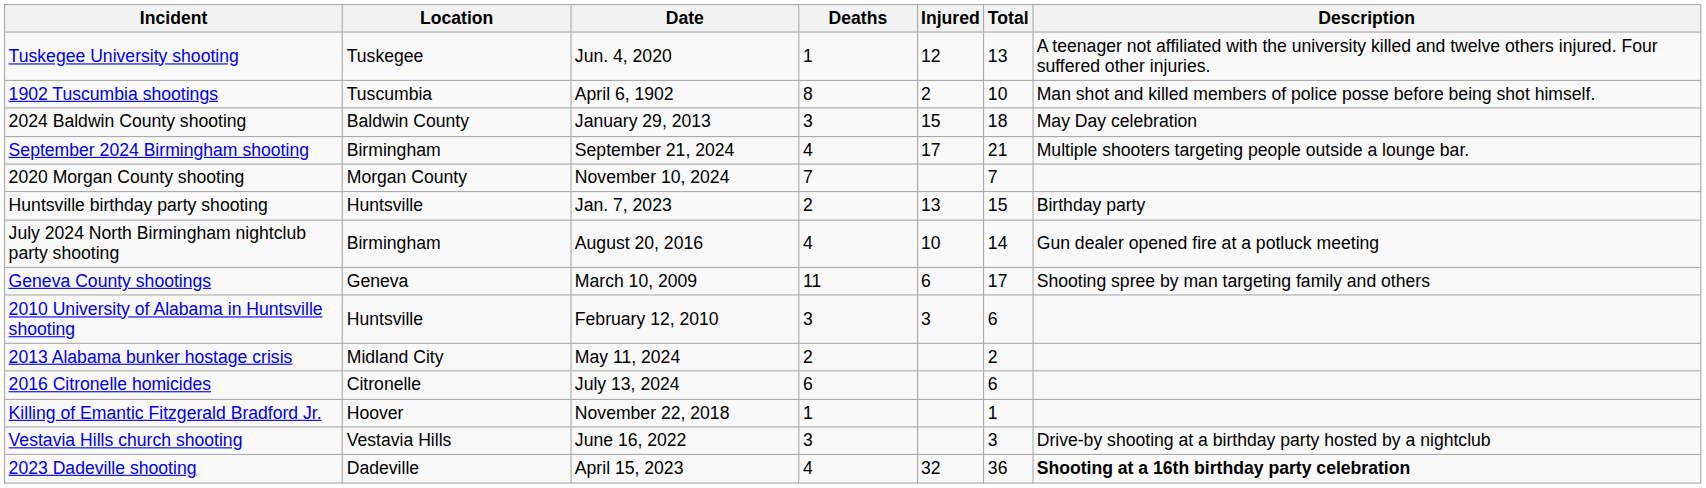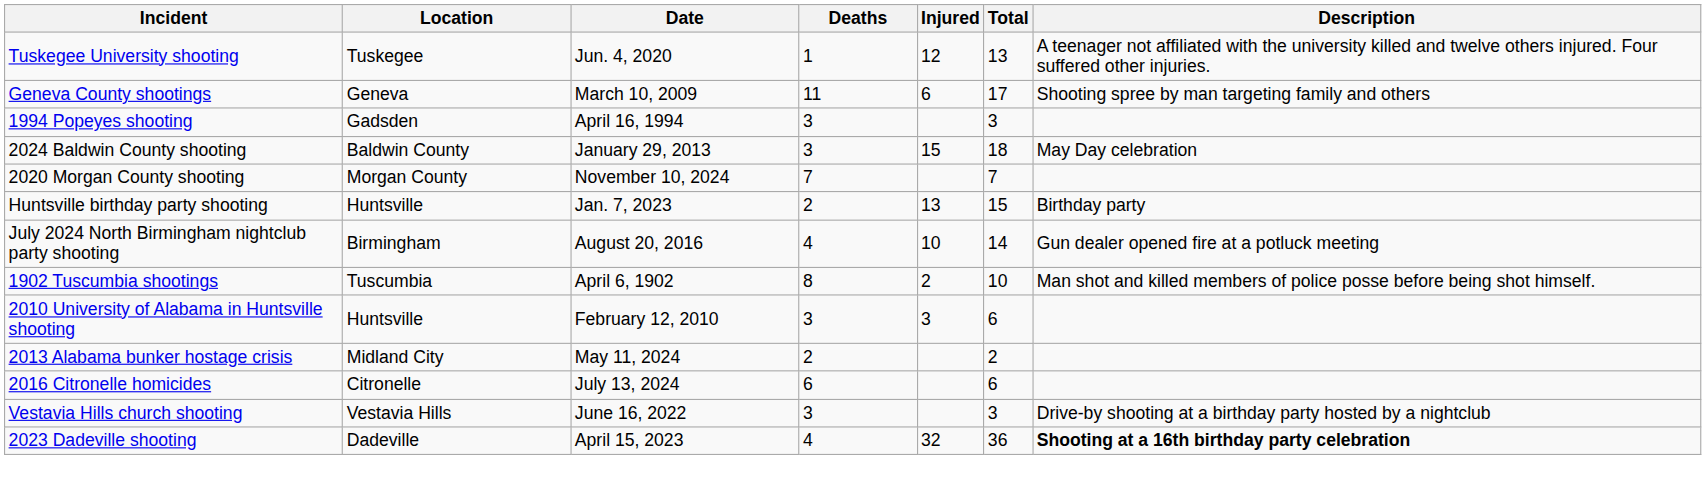rows swapped: (113, 94) <-> (110, 281)
+ row: (101, 121)
- row: (159, 149)
- row: (165, 412)
